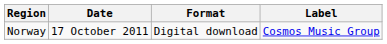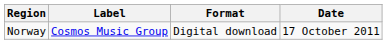columns swapped: (100, 13) <-> (321, 13)
